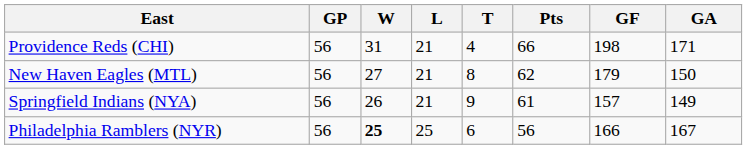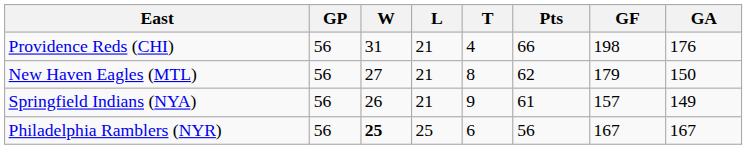(683, 46) 171 -> (683, 46) 176
(607, 130) 166 -> (607, 130) 167
